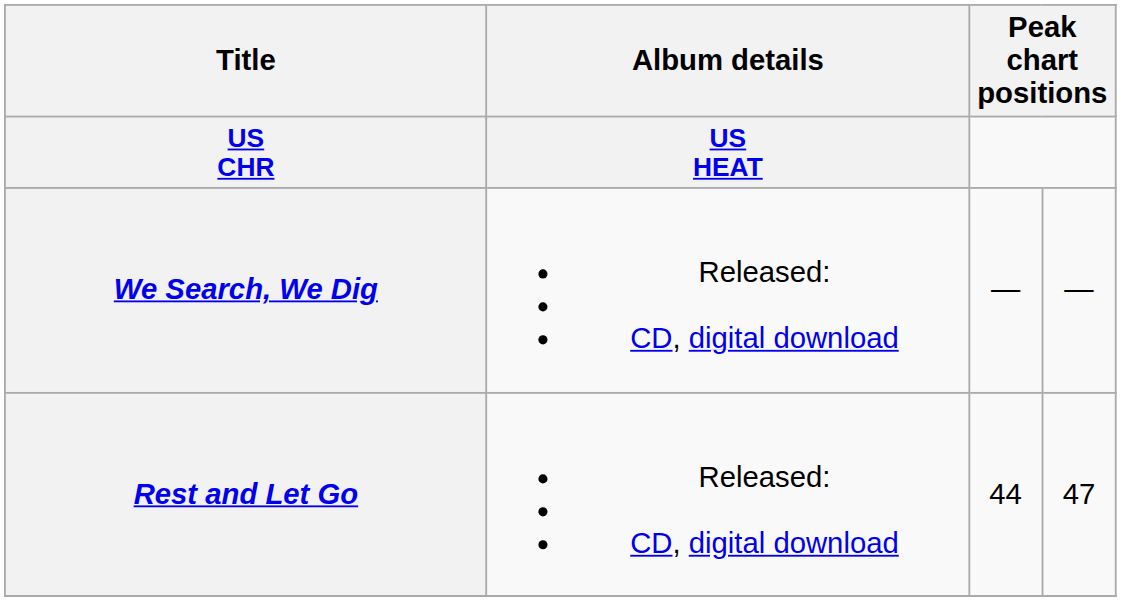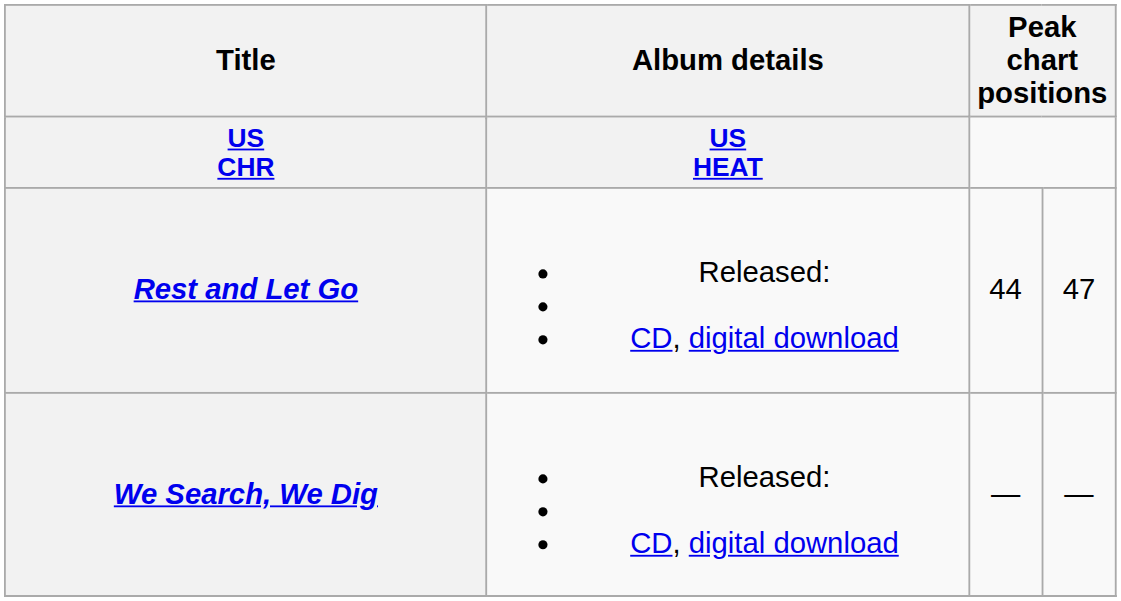rows swapped: (246, 289) <-> (246, 493)
